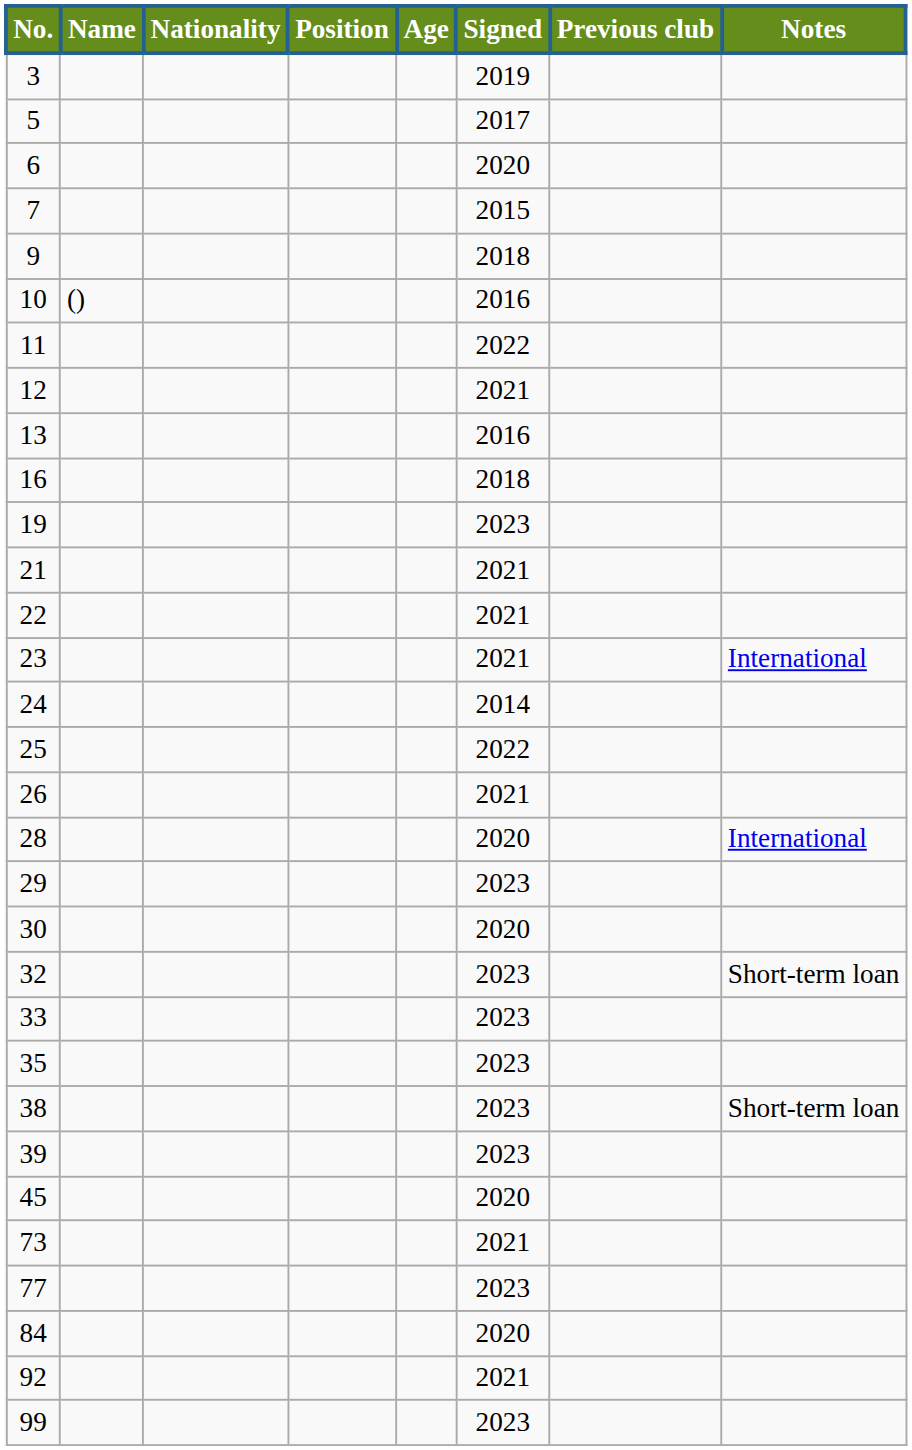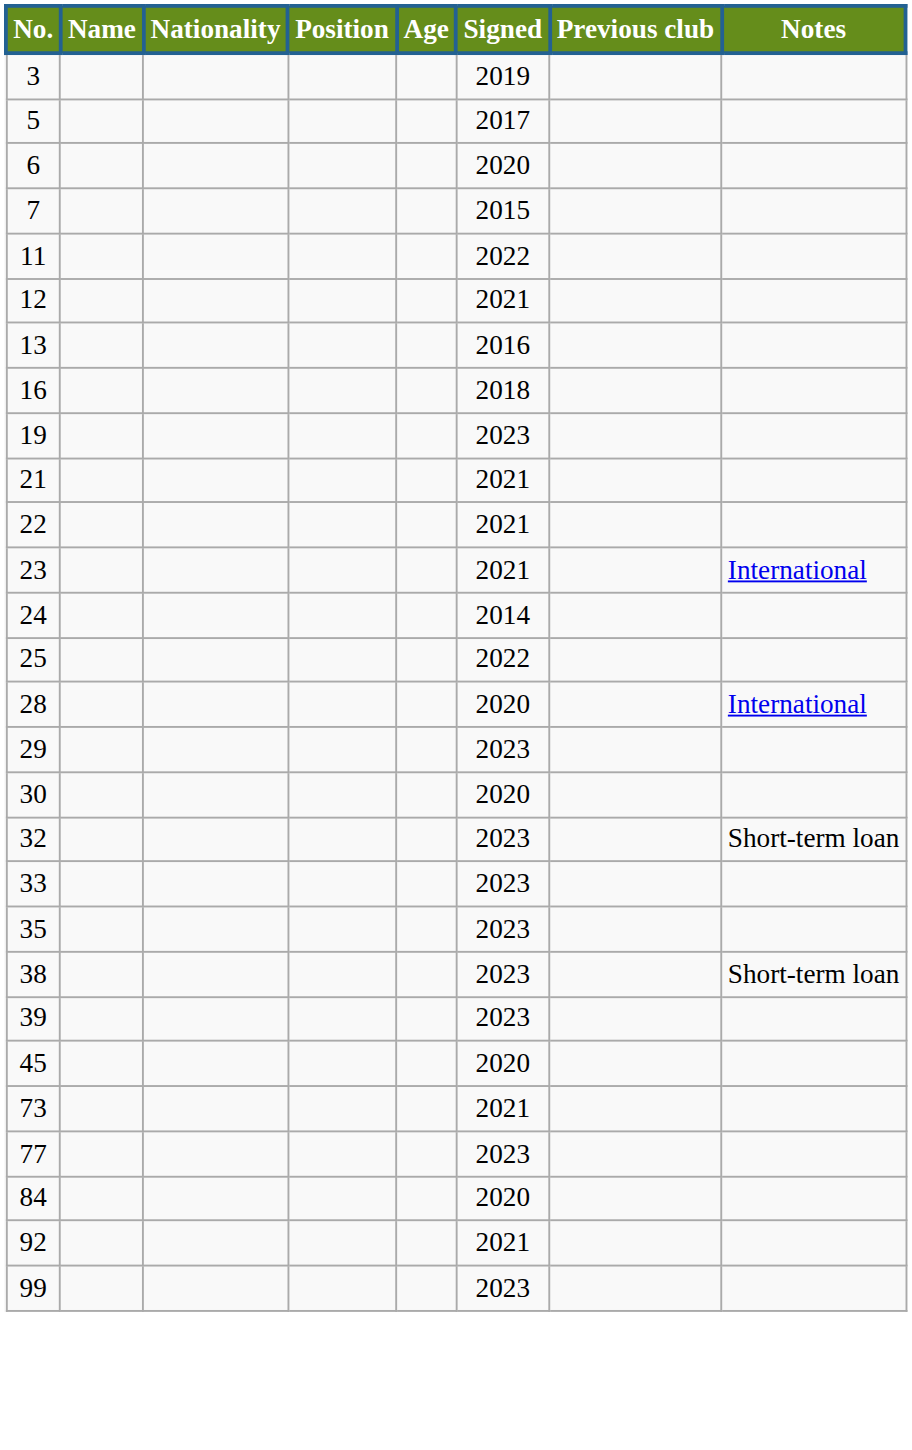- row: (33, 255)
- row: (33, 300)
- row: (33, 794)
